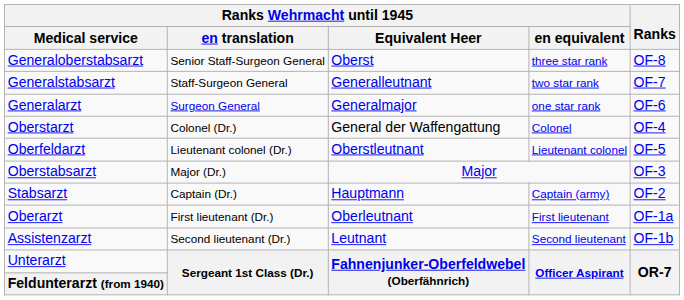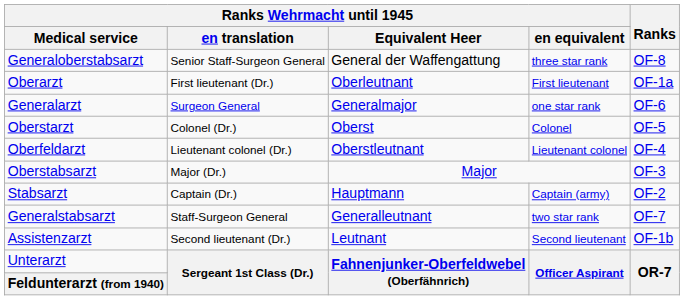(352, 60) Oberst -> (416, 60) General der Waffengattung
rows swapped: (61, 82) <-> (35, 216)
(416, 127) General der Waffengattung -> (352, 127) Oberst
(650, 127) OF-4 -> (650, 127) OF-5
(650, 149) OF-5 -> (650, 149) OF-4
